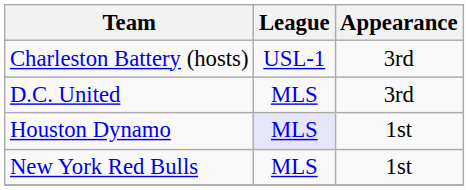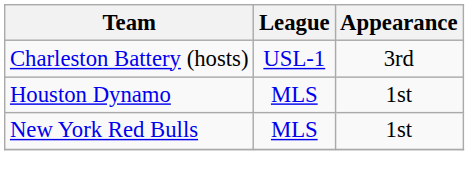- row: (65, 94)
(294, 130) lavender background -> (294, 94) no background
